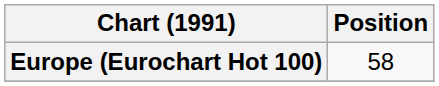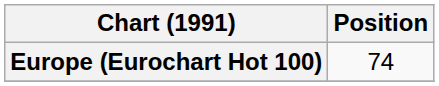(381, 61) 58 -> (381, 61) 74
